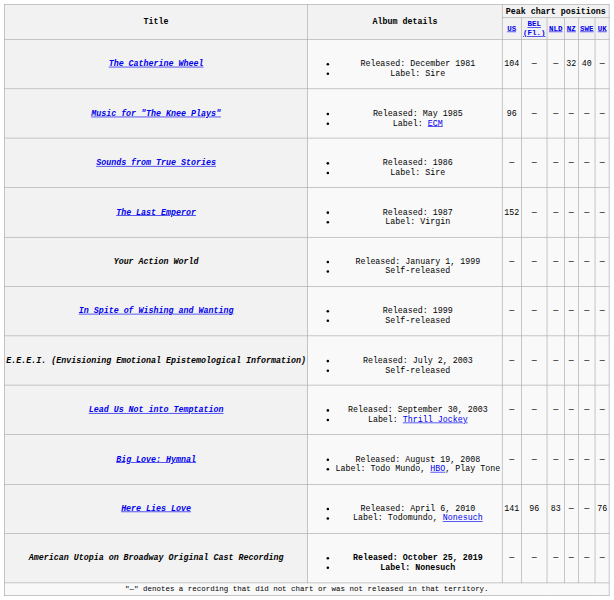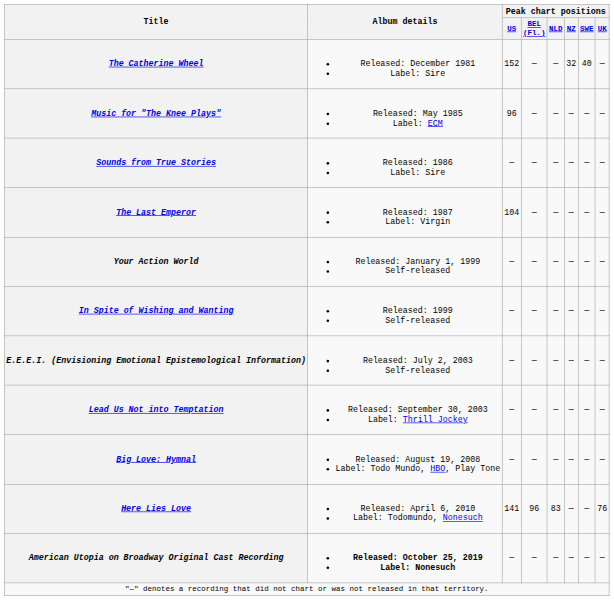(512, 64) 104 -> (512, 64) 152
(512, 212) 152 -> (512, 212) 104
